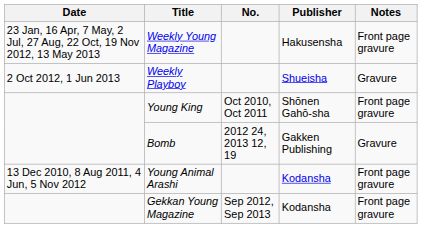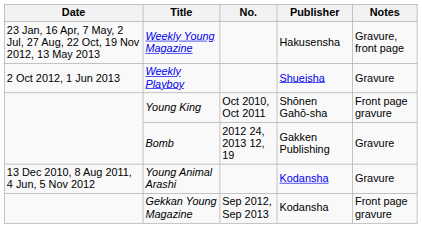(384, 42) Front page gravure -> (380, 42) Gravure, front page
(384, 178) Front page gravure -> (375, 178) Gravure
